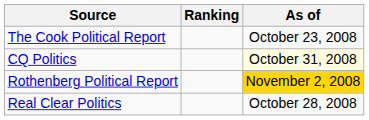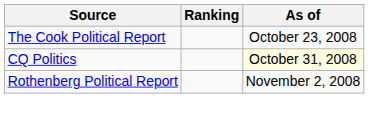(303, 81) gold background -> (303, 81) no background
- row: (65, 103)
